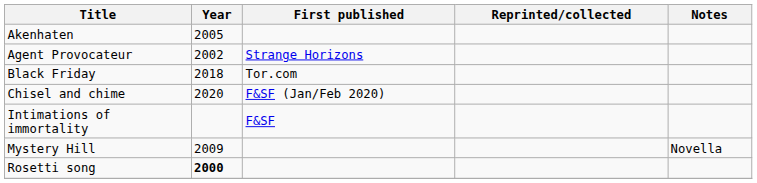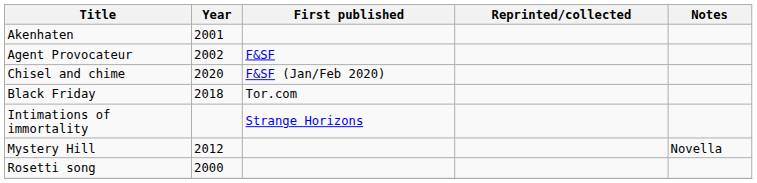(209, 34) 2005 -> (209, 34) 2001
(304, 54) Strange Horizons -> (260, 54) F&SF
rows swapped: (52, 74) <-> (66, 94)
(260, 121) F&SF -> (304, 121) Strange Horizons
(209, 148) 2009 -> (209, 148) 2012
(209, 168) bold -> (209, 168) normal
